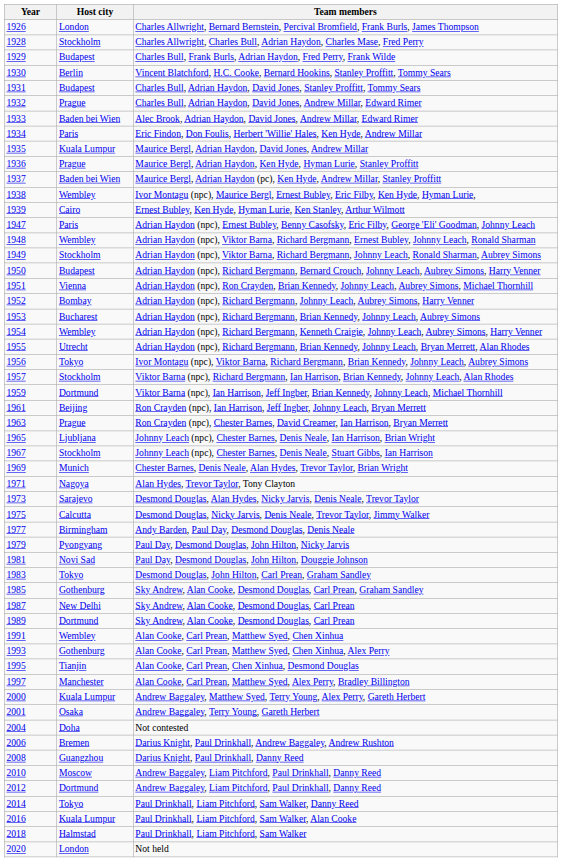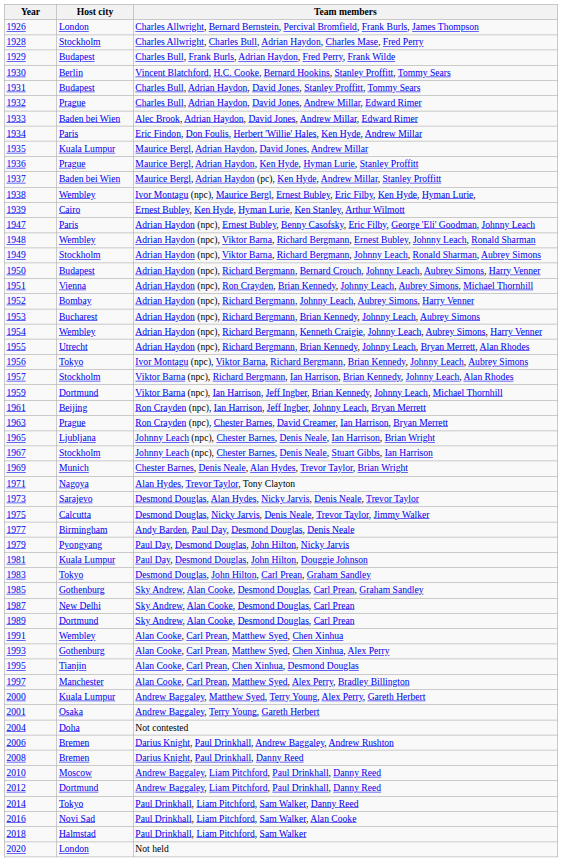(77, 560) Novi Sad -> (87, 560) Kuala Lumpur
(81, 758) Guangzhou -> (74, 758) Bremen
(87, 819) Kuala Lumpur -> (77, 819) Novi Sad
